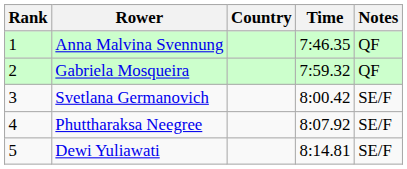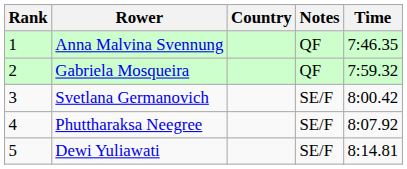columns swapped: (325, 17) <-> (378, 17)
